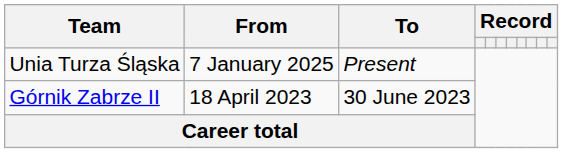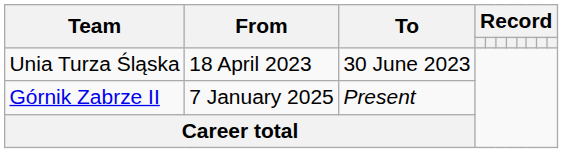(261, 64) 7 January 2025 -> (250, 64) 18 April 2023
(380, 64) Present -> (407, 64) 30 June 2023
(250, 97) 18 April 2023 -> (261, 97) 7 January 2025
(407, 97) 30 June 2023 -> (380, 97) Present
